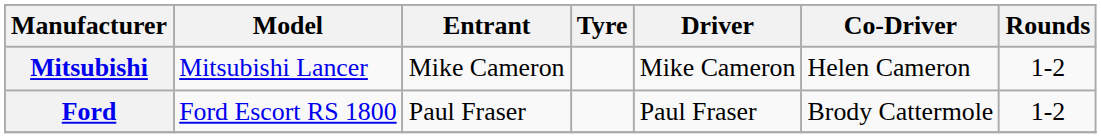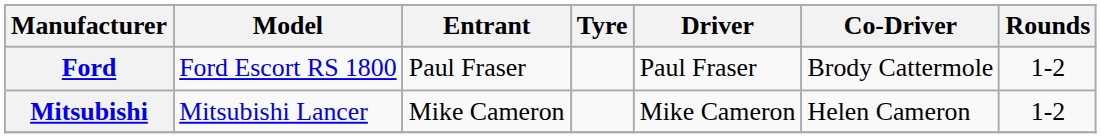rows swapped: (89, 110) <-> (89, 68)
